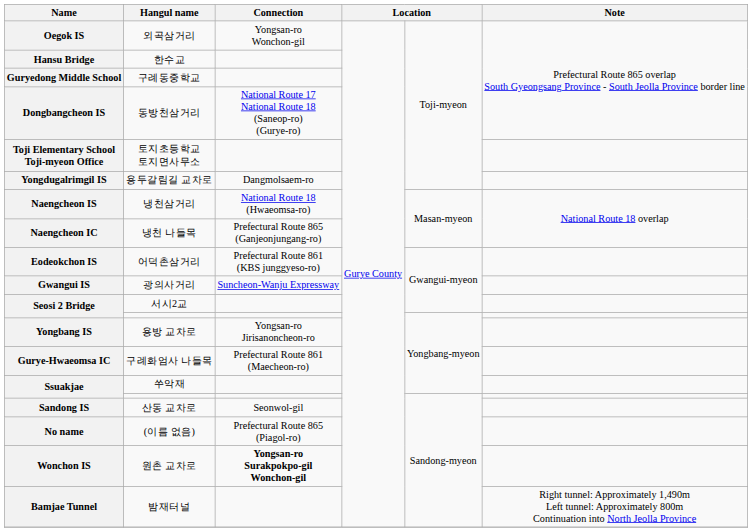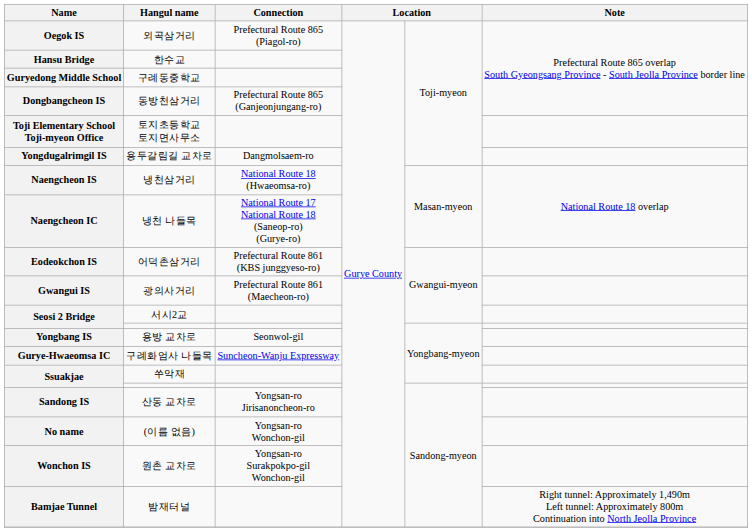(278, 35) Yongsan-ro Wonchon-gil -> (278, 35) Prefectural Route 865 (Piagol-ro)
(278, 112) National Route 17 National Route 18 (Saneop-ro) (Gurye-ro) -> (278, 100) Prefectural Route 865 (Ganjeonjungang-ro)
(278, 232) Prefectural Route 865 (Ganjeonjungang-ro) -> (278, 220) National Route 17 National Route 18 (Saneop-ro) (Gurye-ro)
(278, 285) Suncheon-Wanju Expressway -> (278, 290) Prefectural Route 861 (Maecheon-ro)
(278, 331) Yongsan-ro Jirisanoncheon-ro -> (278, 337) Seonwol-gil
(278, 360) Prefectural Route 861 (Maecheon-ro) -> (278, 355) Suncheon-Wanju Expressway
(278, 407) Seonwol-gil -> (278, 402) Yongsan-ro Jirisanoncheon-ro
(278, 430) Prefectural Route 865 (Piagol-ro) -> (278, 430) Yongsan-ro Wonchon-gil
(278, 465) bold -> (278, 465) normal
